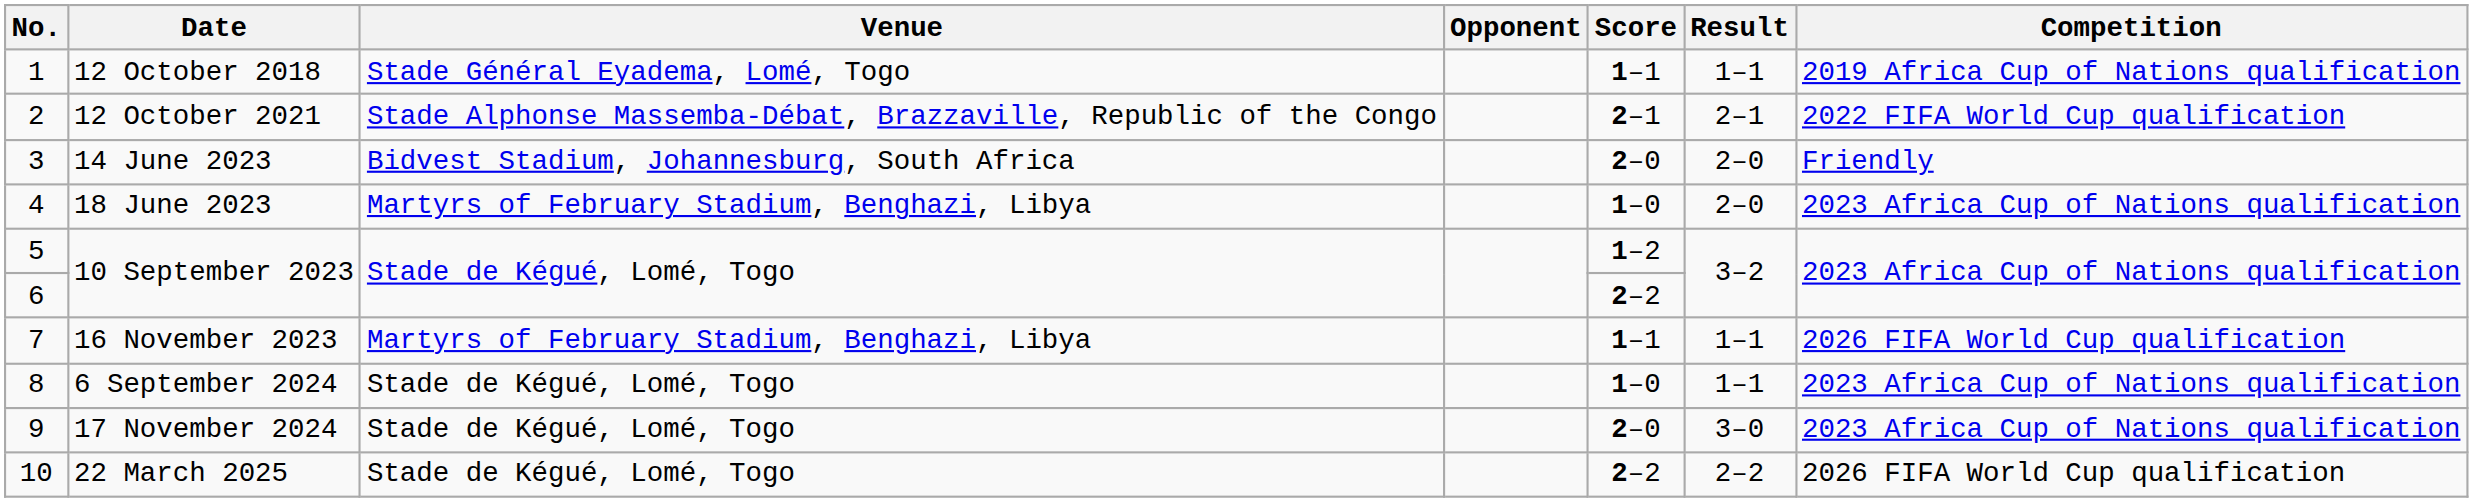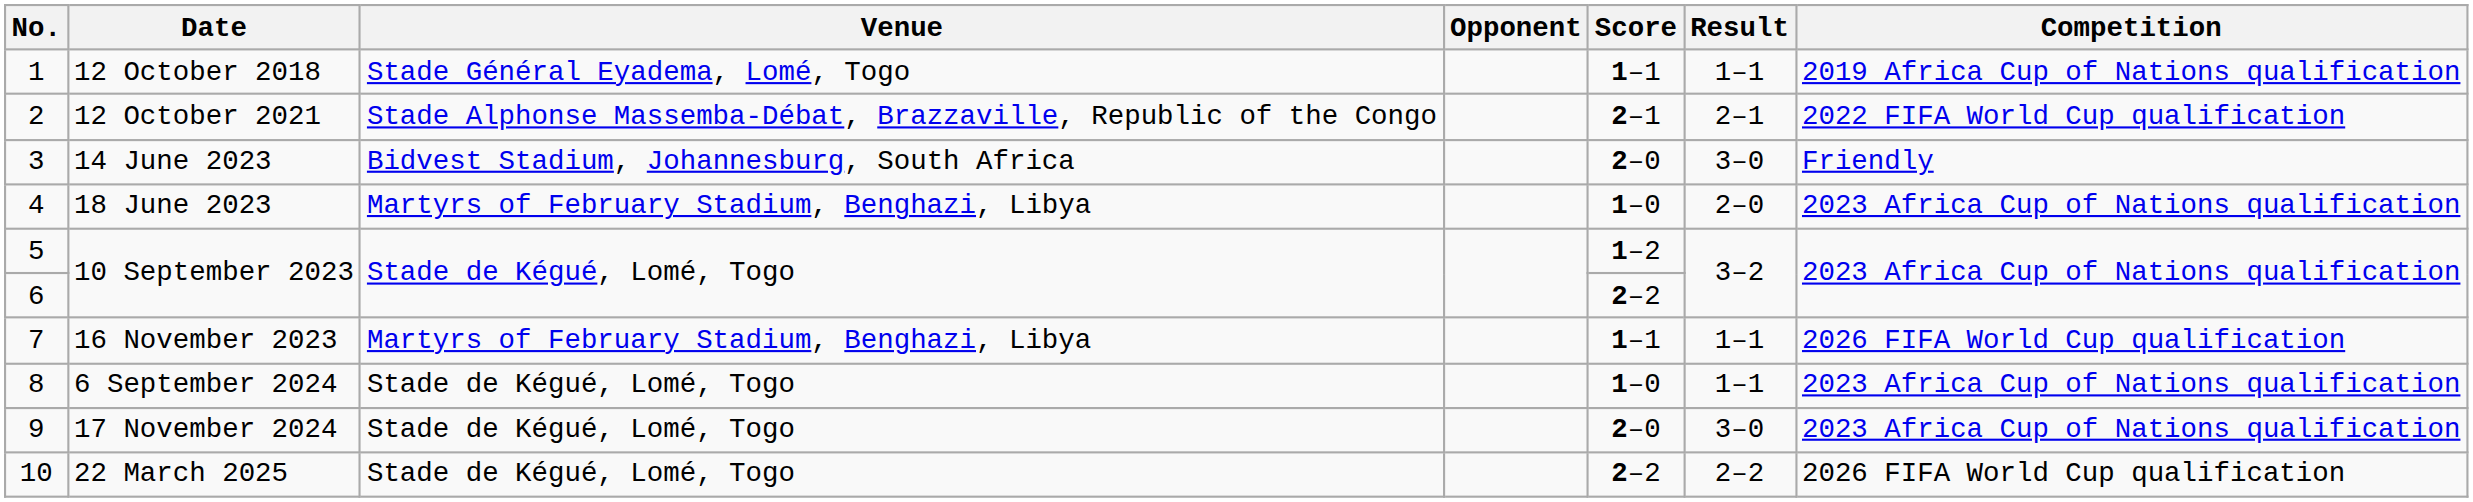(1740, 162) 2–0 -> (1740, 162) 3–0
